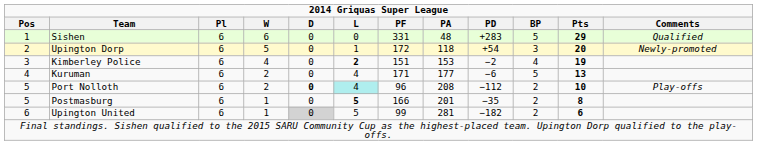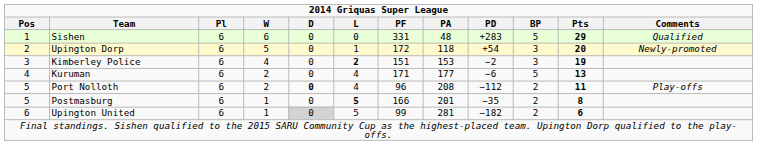(536, 61) 4 -> (536, 61) 3
(356, 87) paleturquoise background -> (356, 87) no background
(580, 87) 10 -> (580, 87) 11
